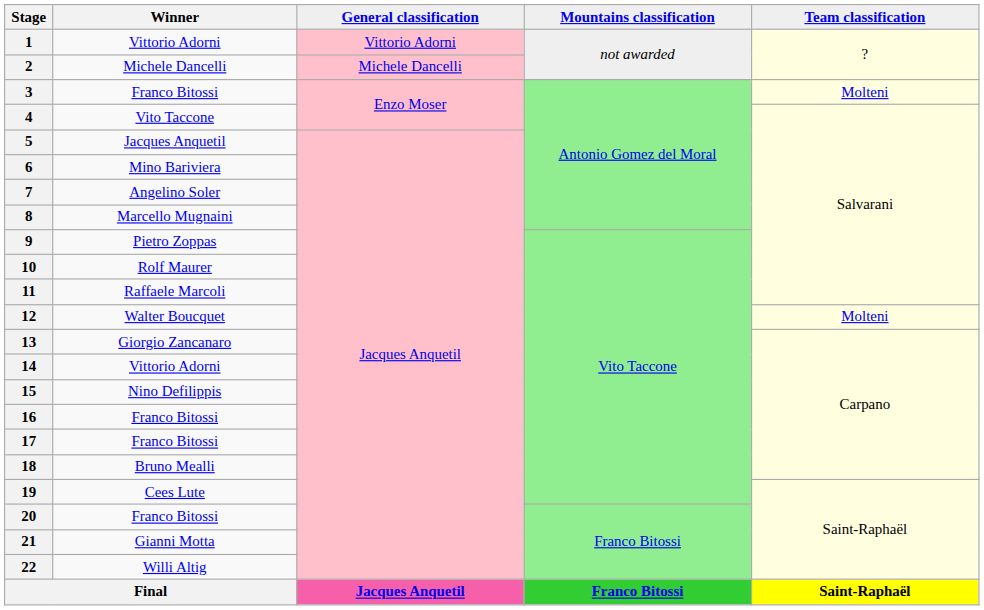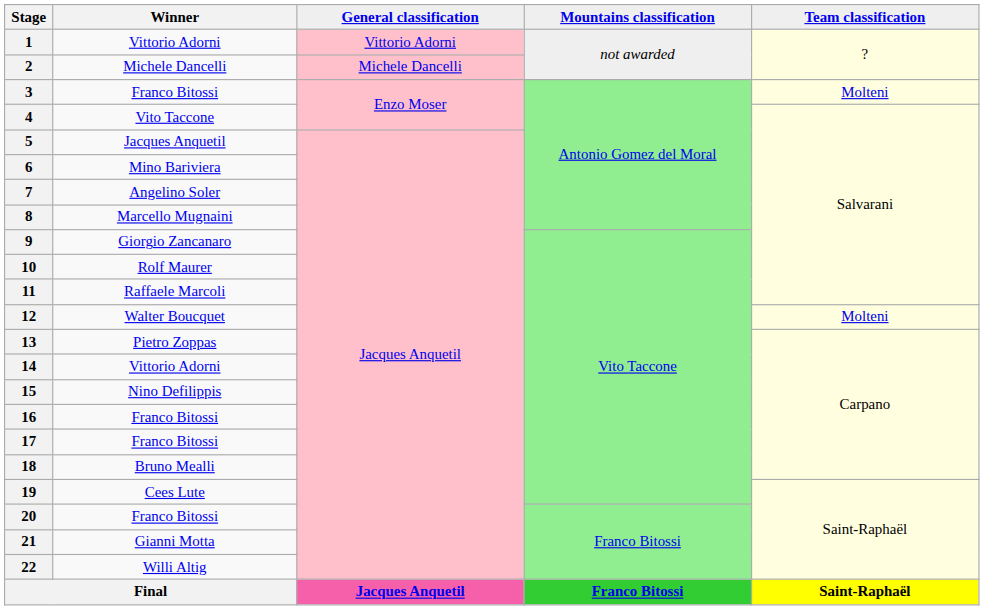(175, 242) Pietro Zoppas -> (175, 242) Giorgio Zancanaro
(175, 342) Giorgio Zancanaro -> (175, 342) Pietro Zoppas
